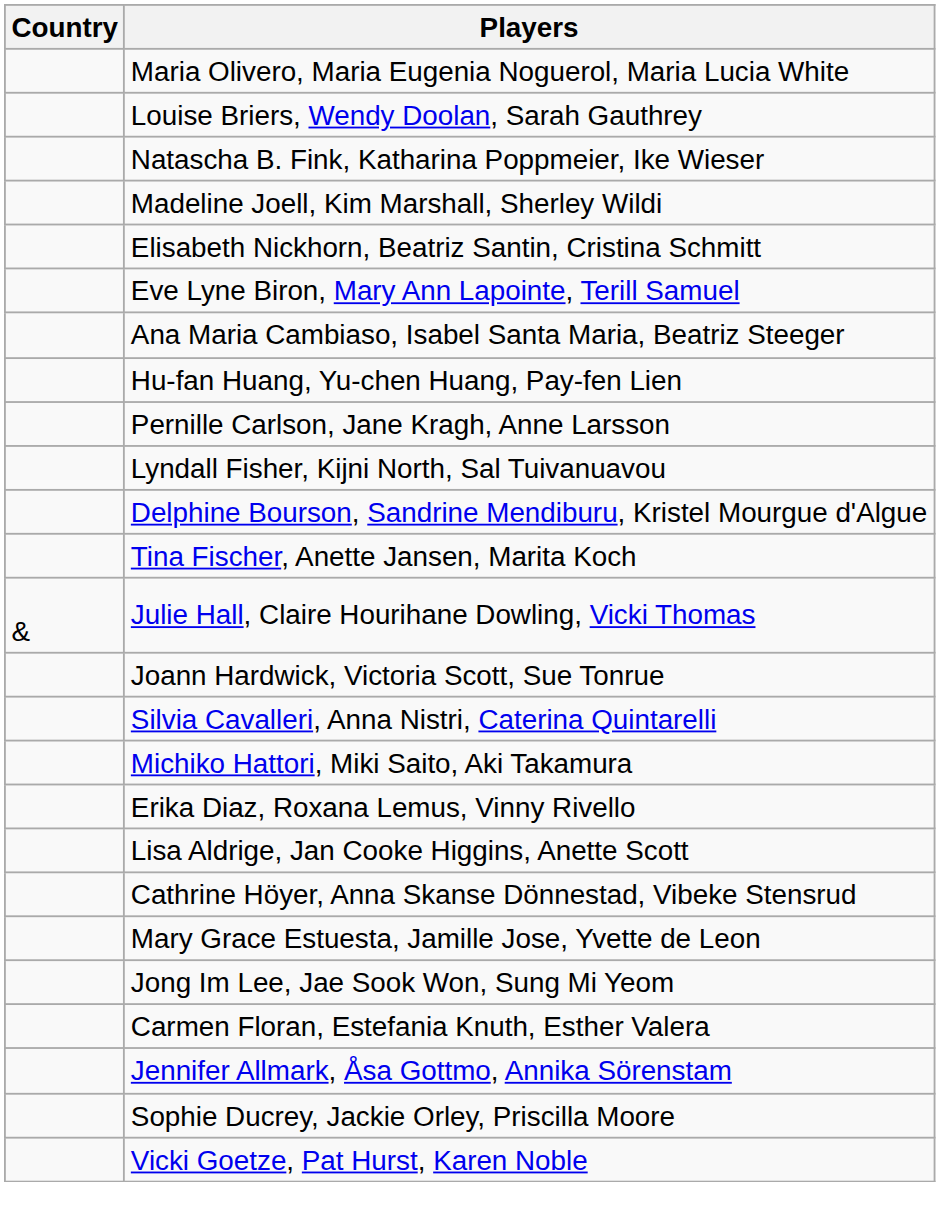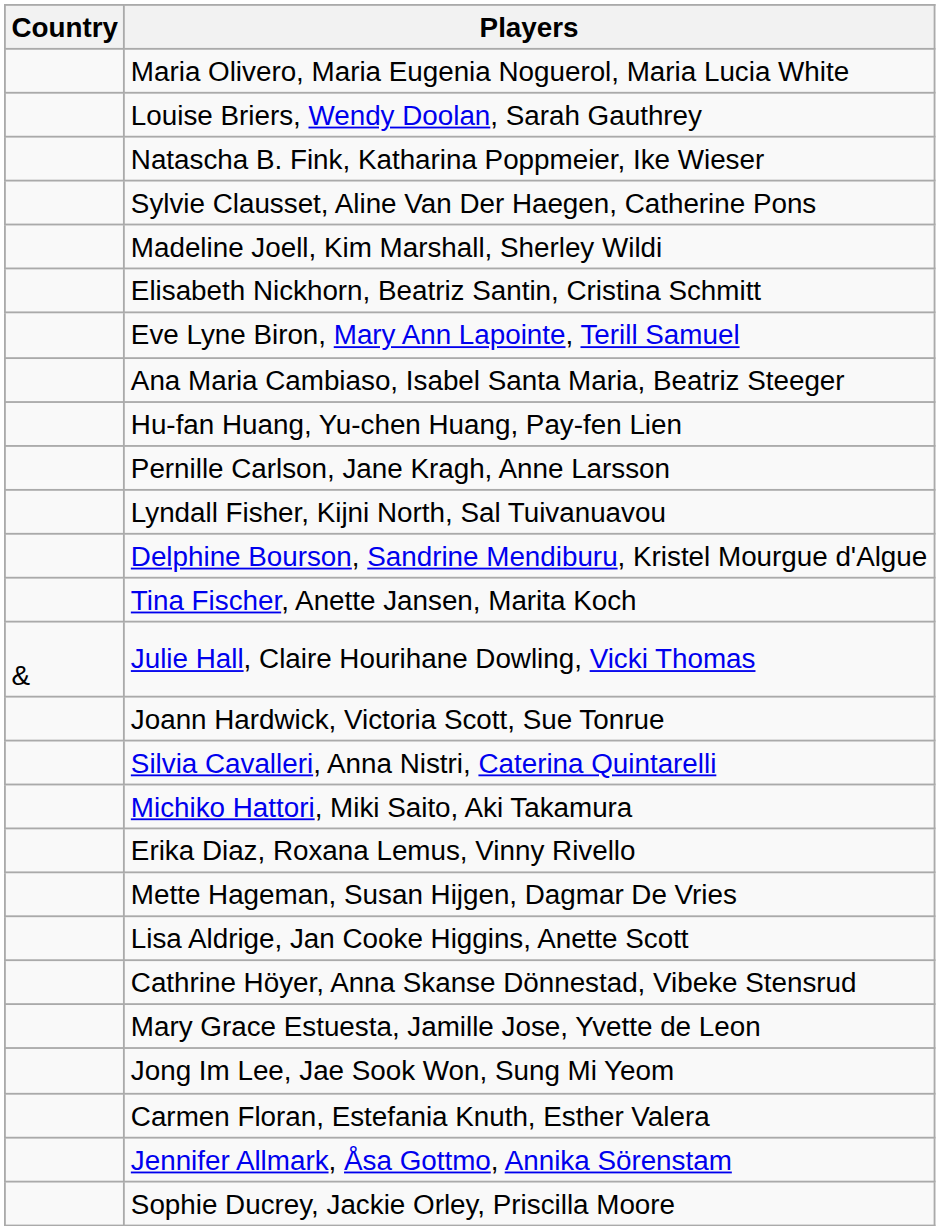+ row: (474, 203)
+ row: (434, 895)
- row: (359, 1159)
